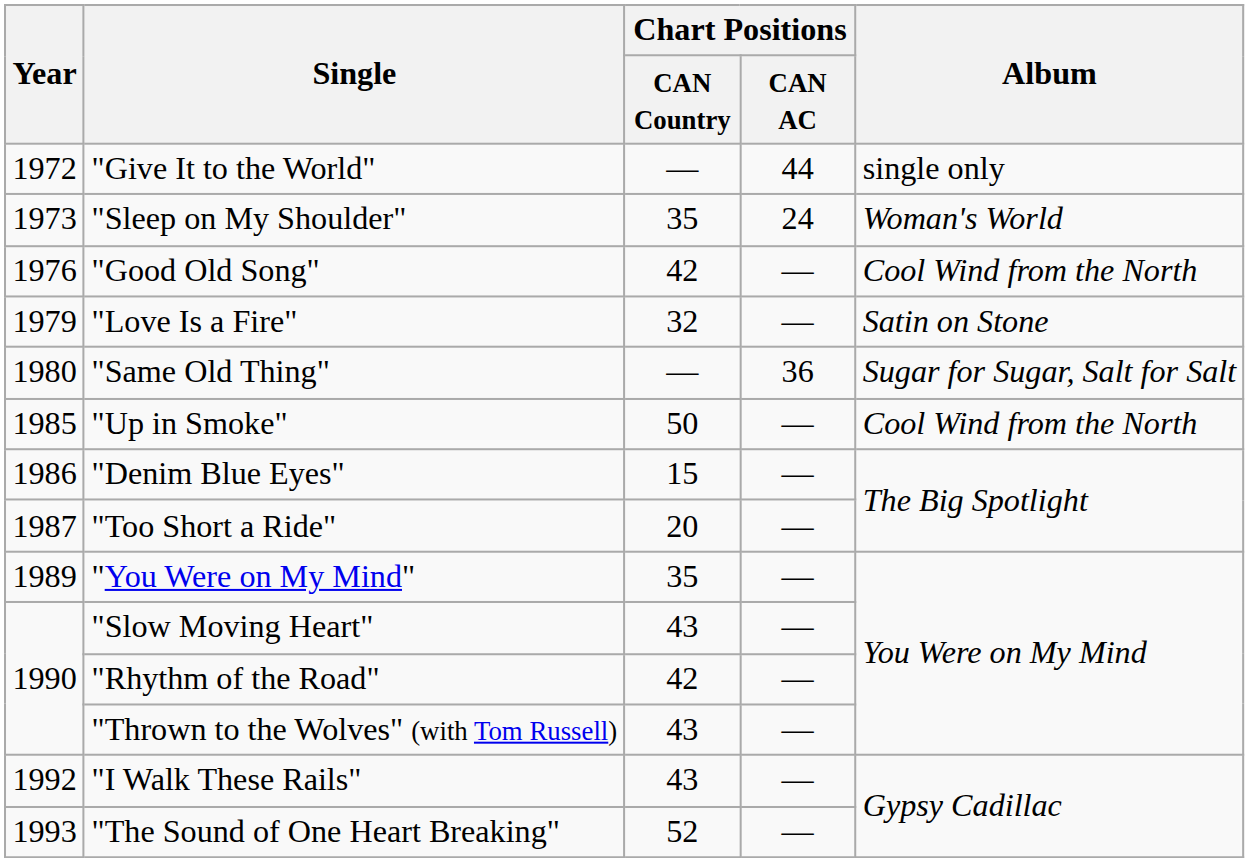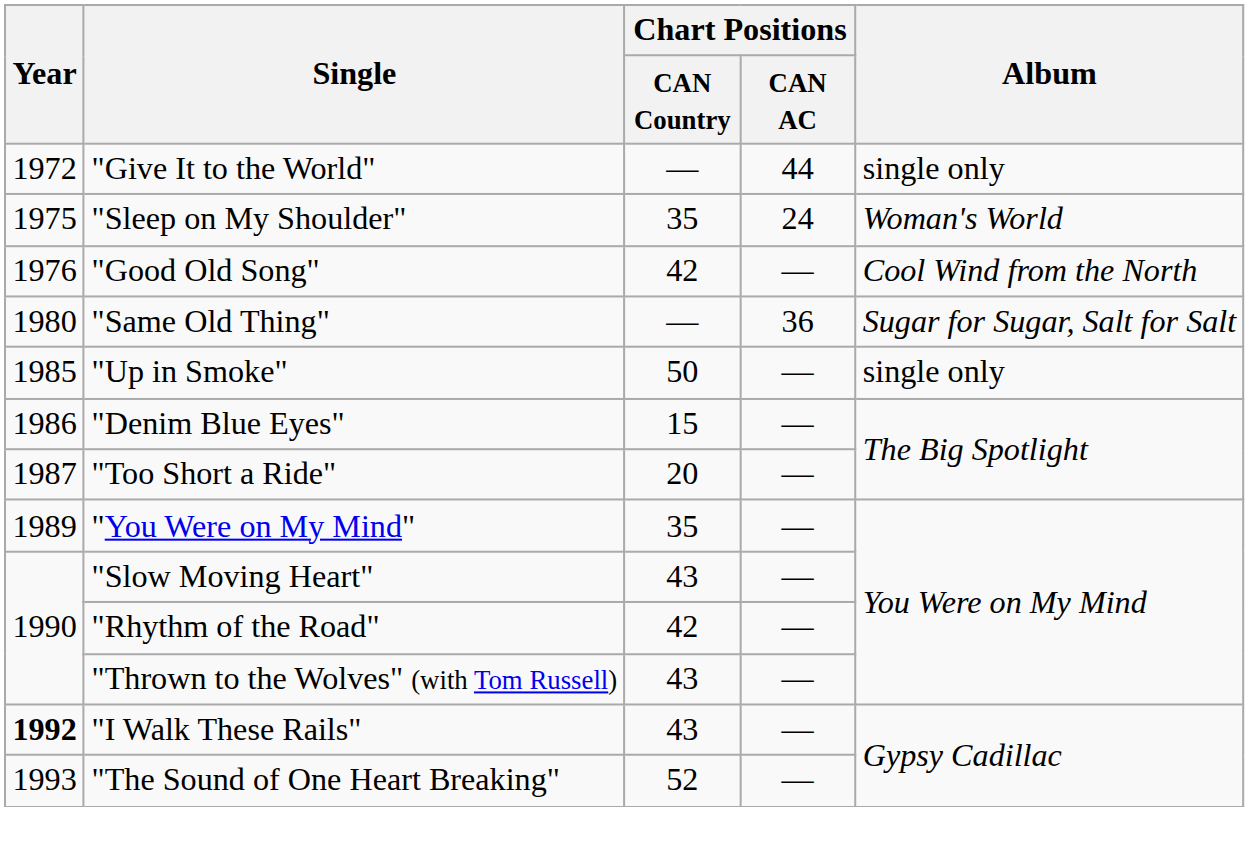(45, 219) 1973 -> (45, 219) 1975
- row: (194, 321)
(1030, 423) Cool Wind from the North -> (934, 372) single only
(45, 780) normal -> (45, 729) bold
